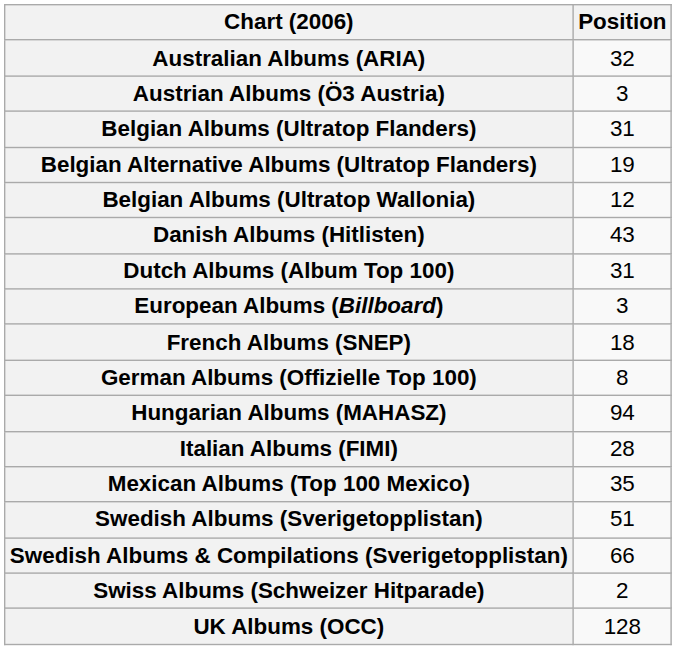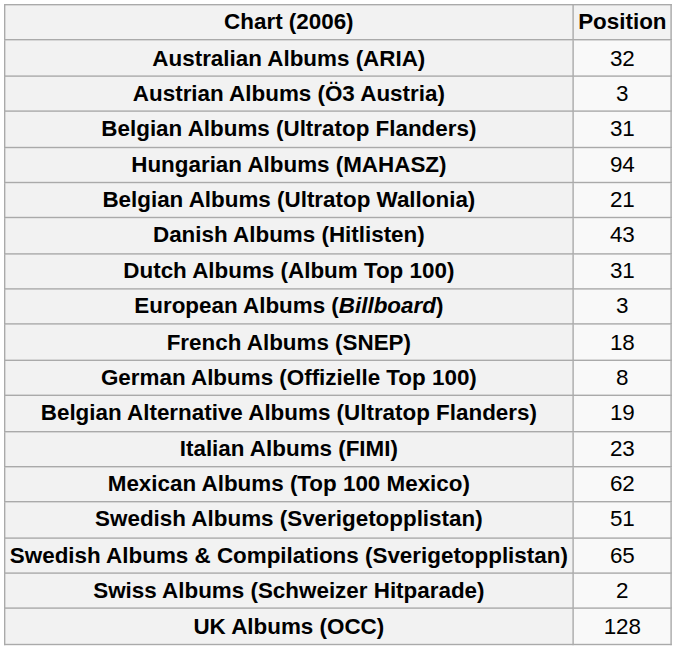rows swapped: (289, 164) <-> (289, 413)
(622, 199) 12 -> (622, 199) 21
(622, 448) 28 -> (622, 448) 23
(622, 484) 35 -> (622, 484) 62
(622, 555) 66 -> (622, 555) 65
